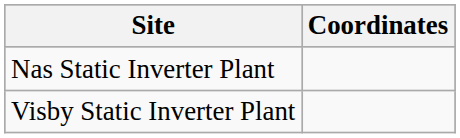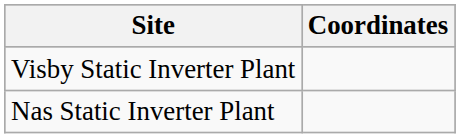rows swapped: (143, 68) <-> (153, 111)
